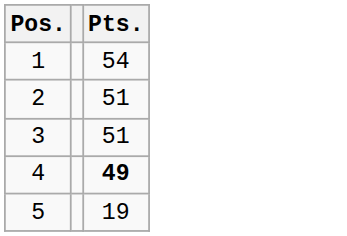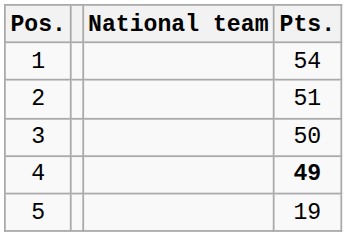+ column: (178, 24)
(116, 137) 51 -> (307, 137) 50
